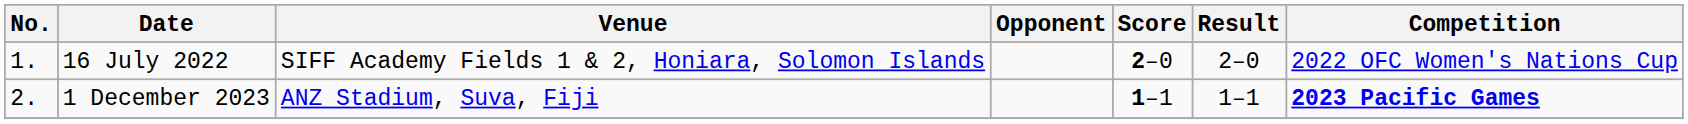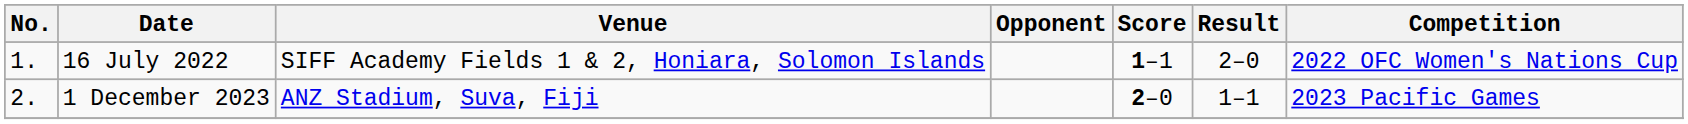(1152, 61) 2–0 -> (1152, 61) 1–1
(1152, 99) 1–1 -> (1152, 99) 2–0
(1416, 99) bold -> (1416, 99) normal
